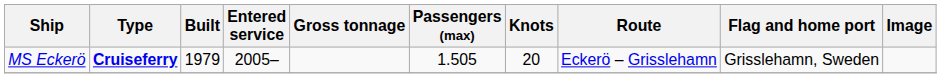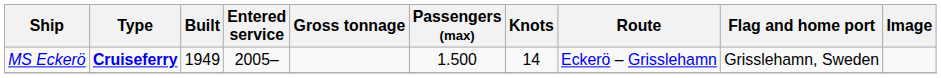(202, 60) 1979 -> (202, 60) 1949
(457, 60) 1.505 -> (457, 60) 1.500
(531, 60) 20 -> (531, 60) 14
